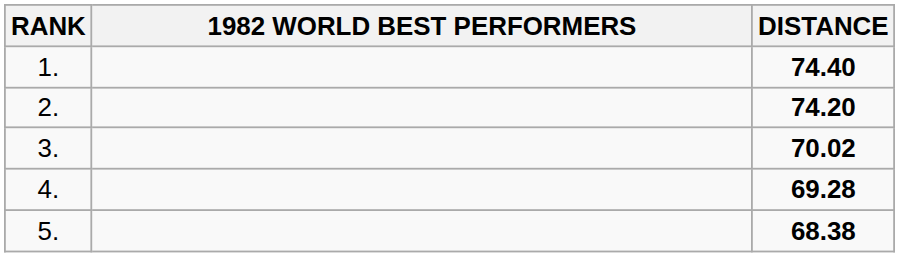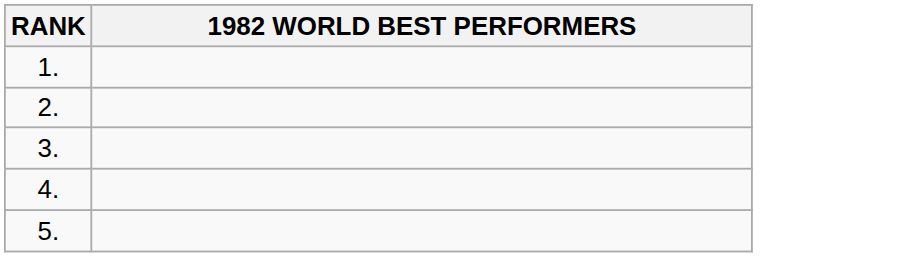- column: (823, 26)
